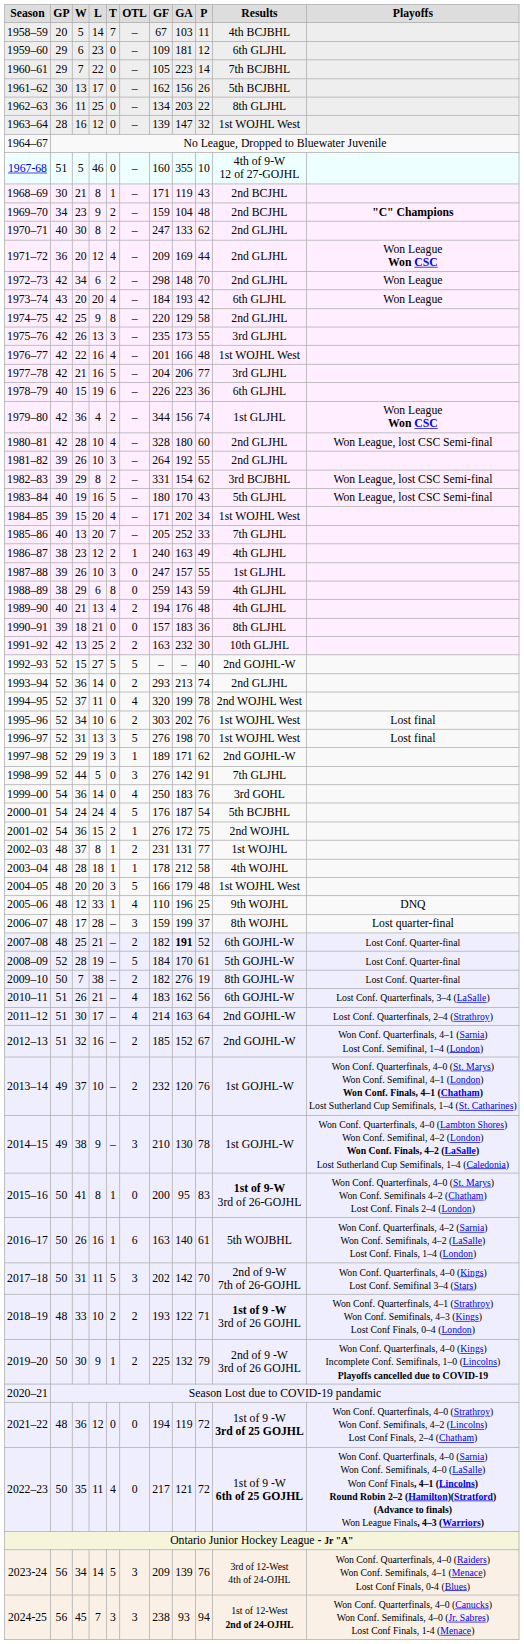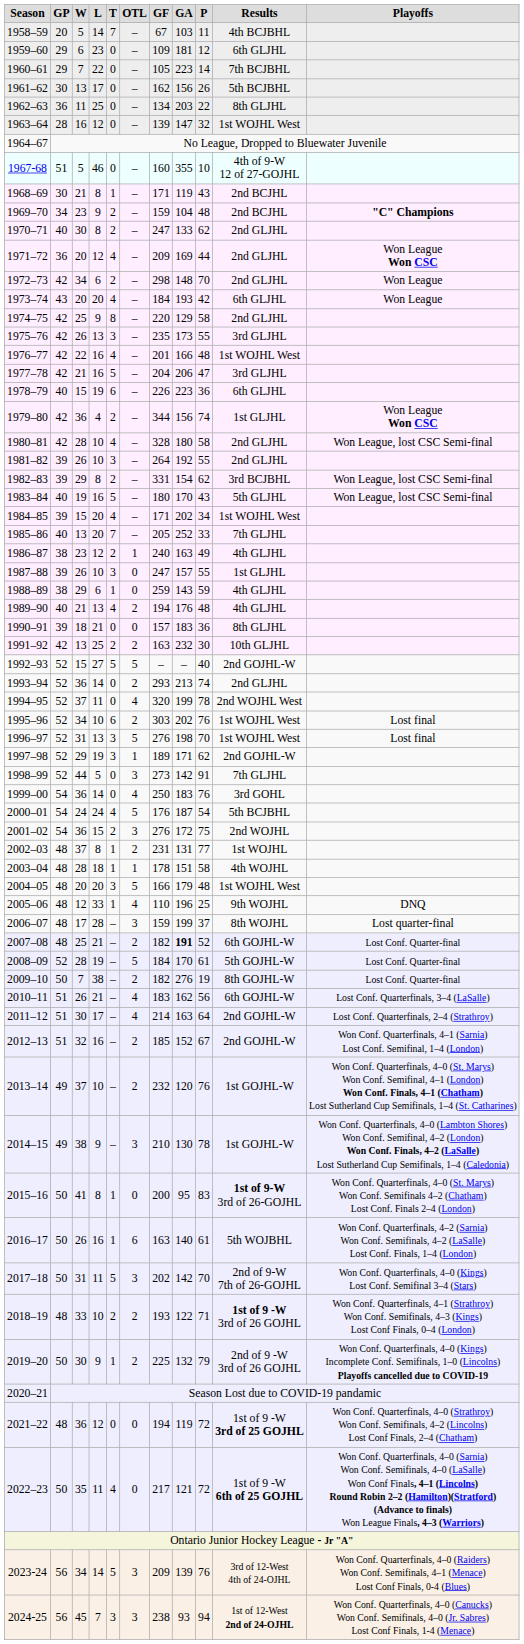(204, 373) 77 -> (204, 373) 47
(204, 442) 60 -> (204, 442) 58
(113, 590) 8 -> (113, 590) 1
(161, 775) 276 -> (161, 775) 273
(135, 831) 1 -> (135, 831) 3
(184, 868) 212 -> (184, 868) 151
